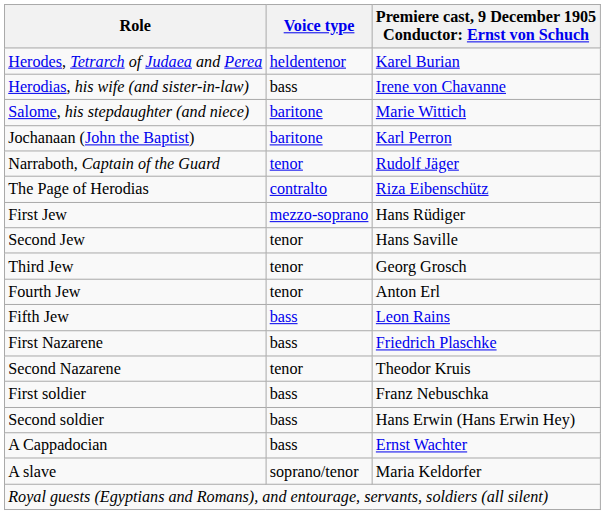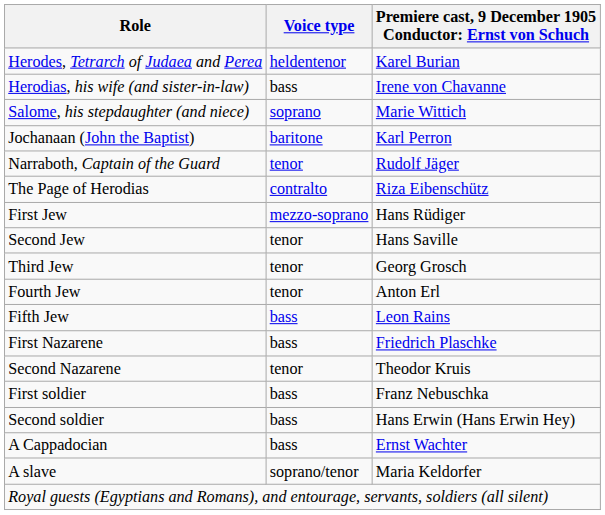(296, 112) baritone -> (295, 112) soprano
